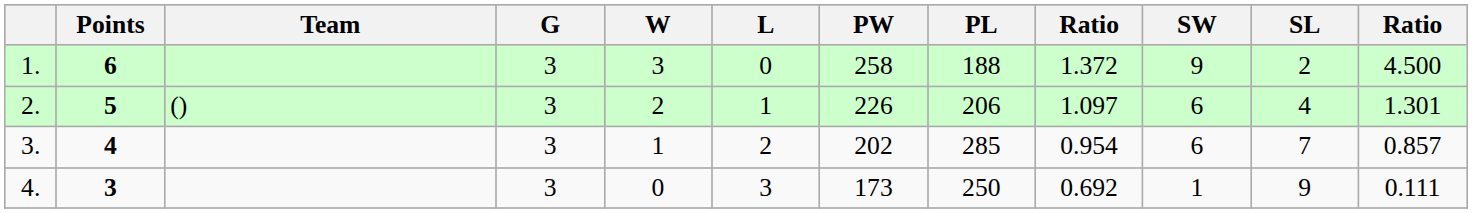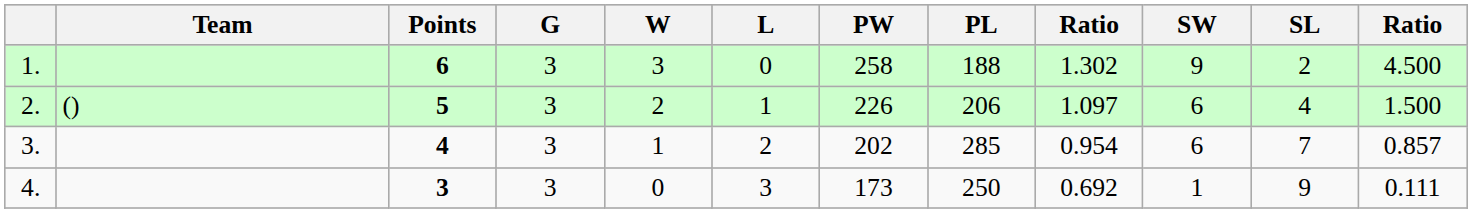columns swapped: (330, 24) <-> (110, 24)
(1089, 65) 1.372 -> (1089, 65) 1.302
(1413, 106) 1.301 -> (1413, 106) 1.500
